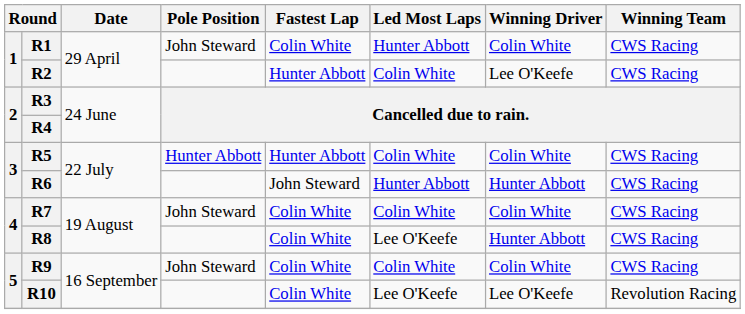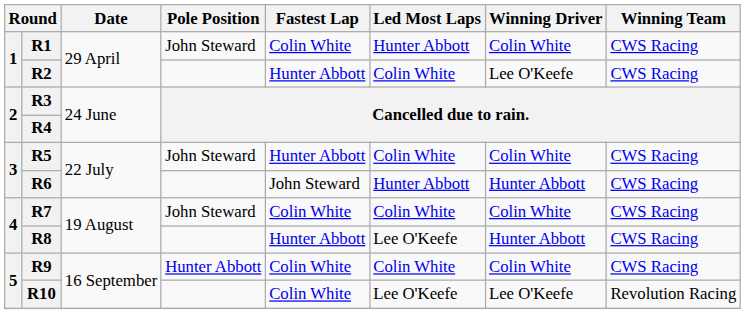(213, 155) Hunter Abbott -> (210, 155) John Steward
(310, 238) Colin White -> (317, 238) Hunter Abbott
(210, 266) John Steward -> (213, 266) Hunter Abbott
